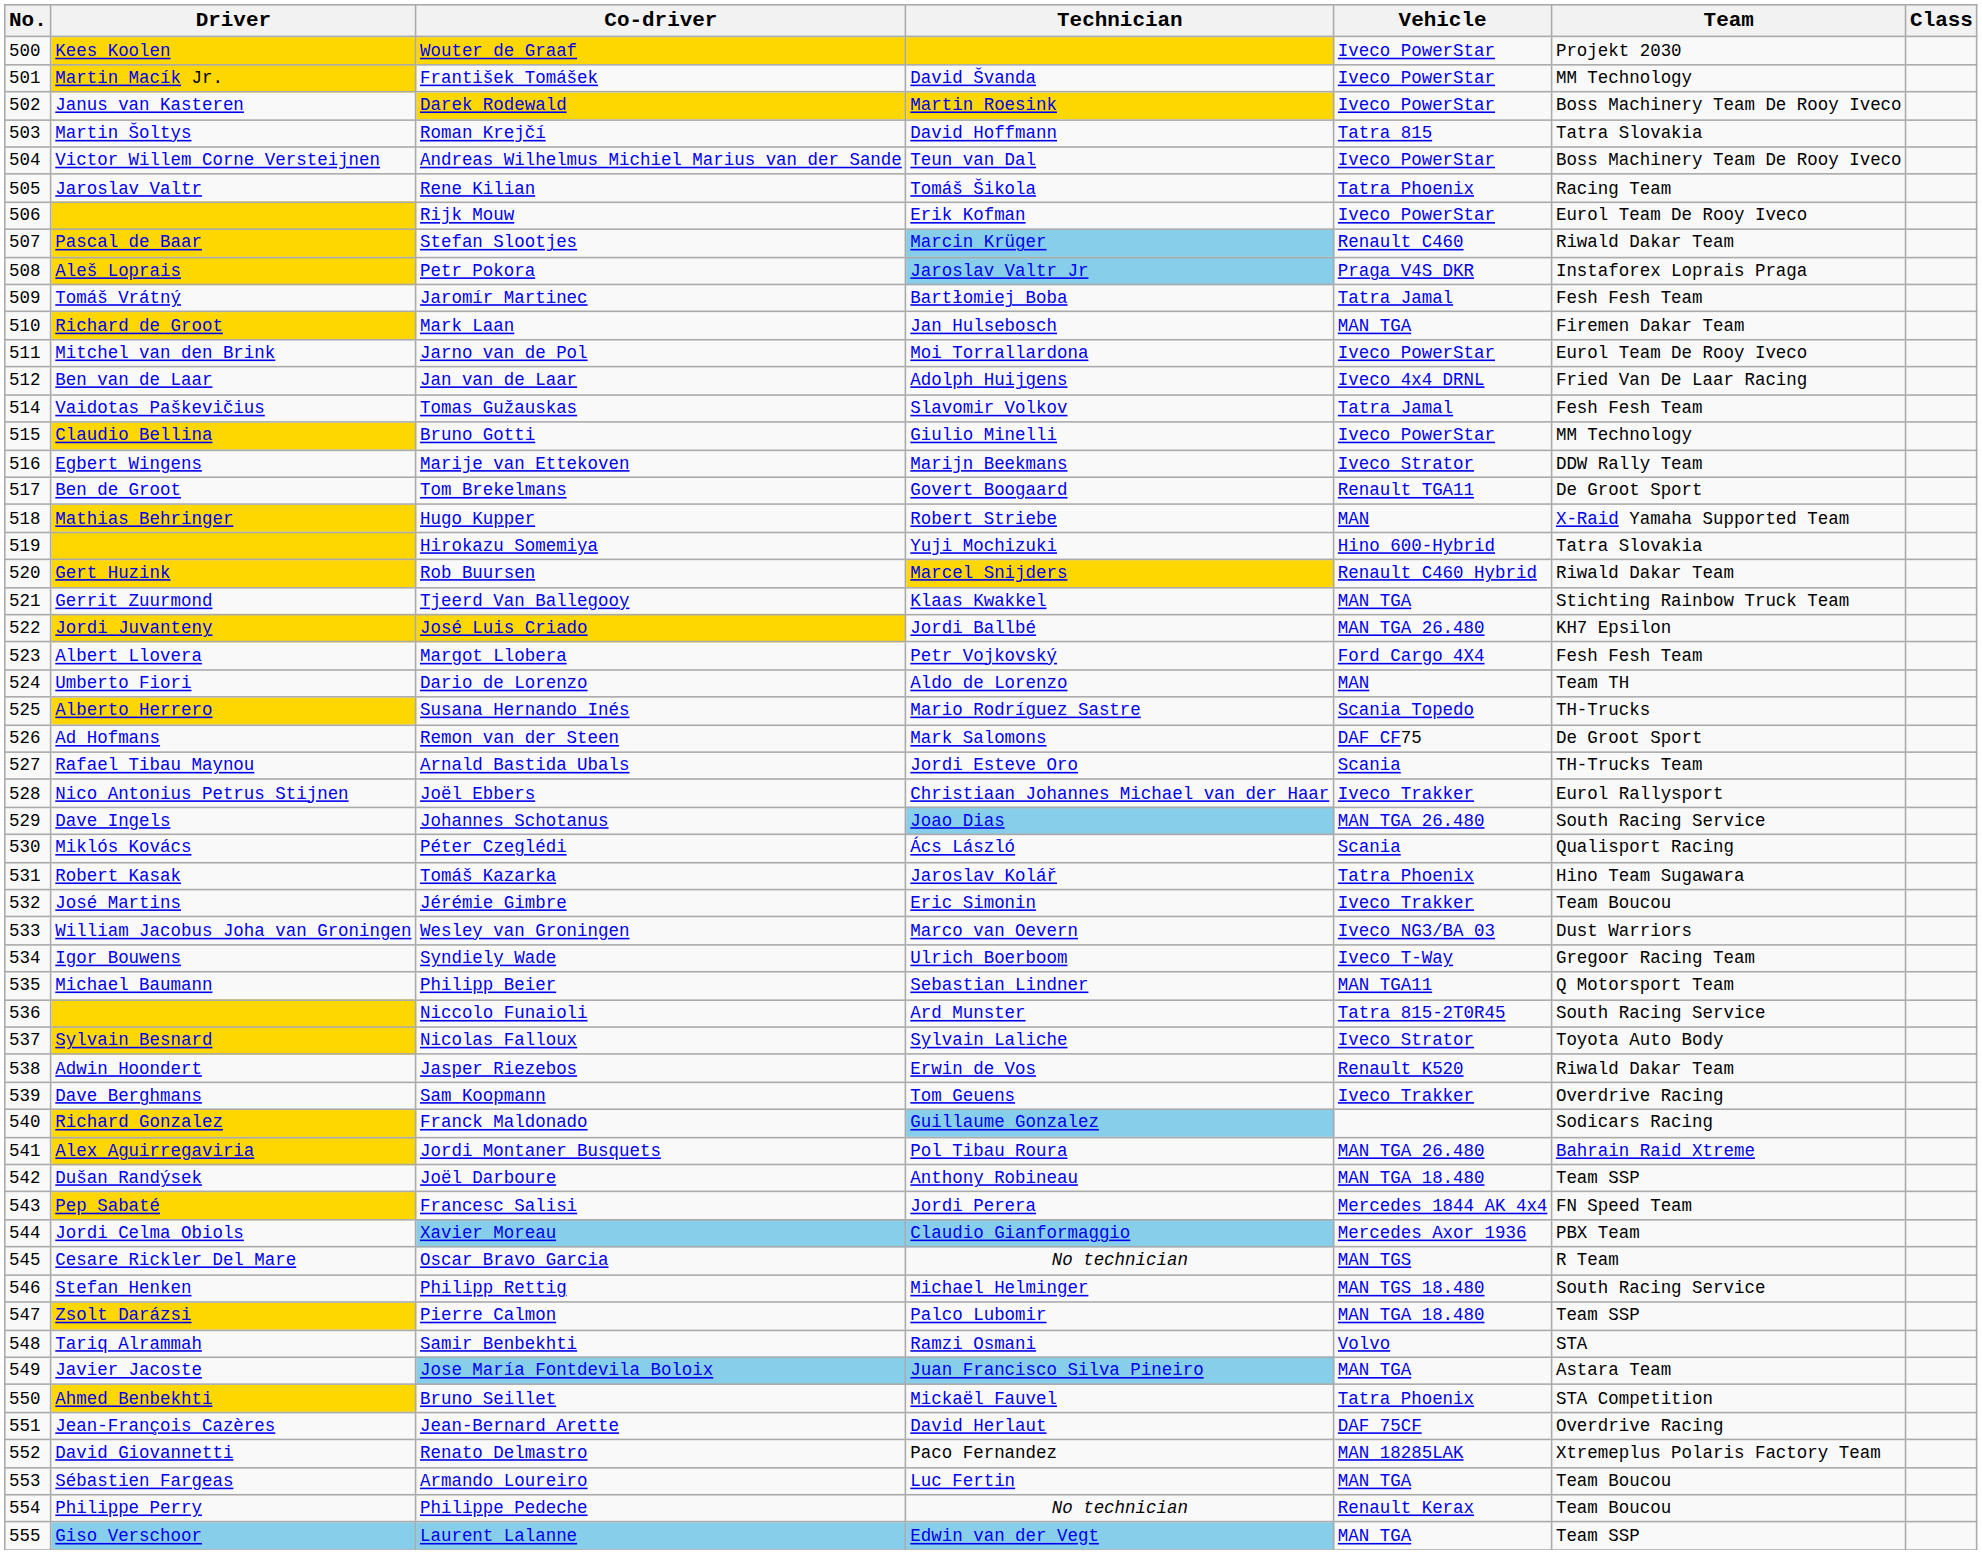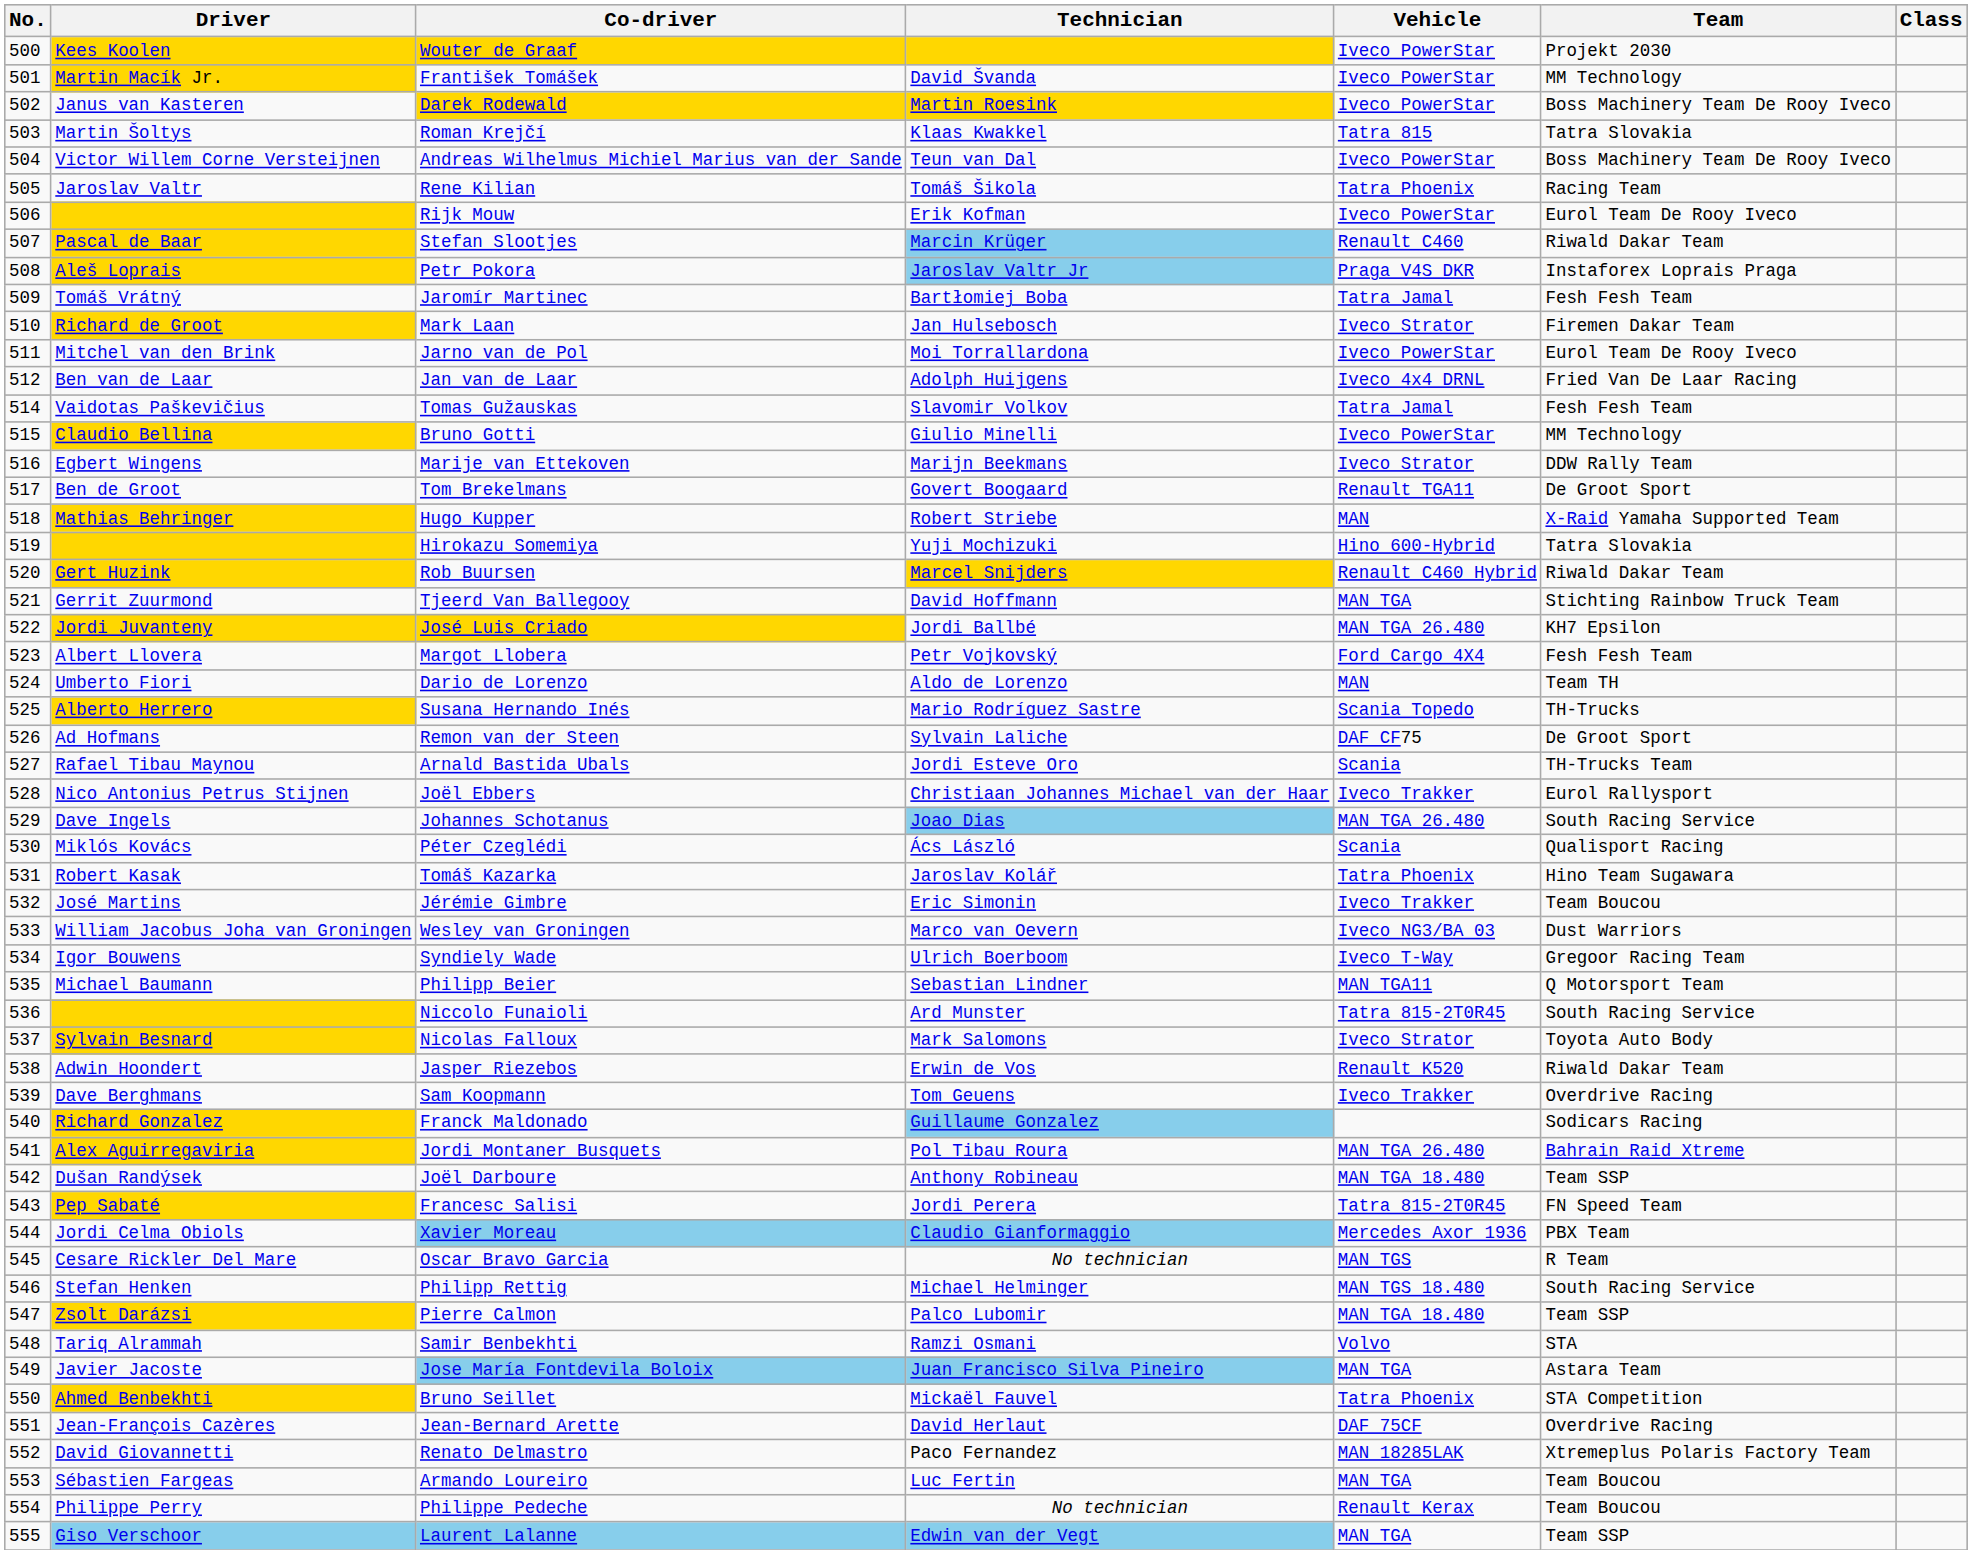(984, 133) David Hoffmann -> (978, 133) Klaas Kwakkel
(1375, 326) MAN TGA -> (1406, 326) Iveco Strator
(978, 601) Klaas Kwakkel -> (984, 601) David Hoffmann
(978, 738) Mark Salomons -> (989, 738) Sylvain Laliche
(989, 1041) Sylvain Laliche -> (978, 1041) Mark Salomons
(1443, 1206) Mercedes 1844 AK 4x4 -> (1422, 1206) Tatra 815-2T0R45
